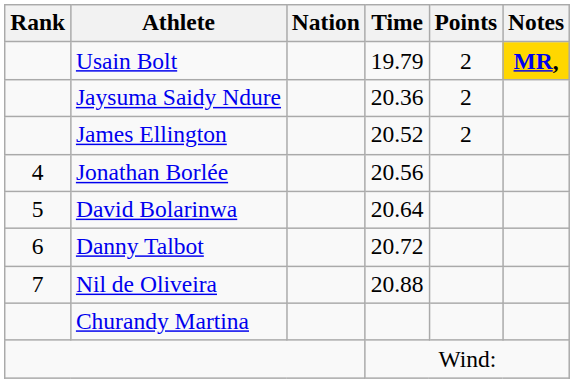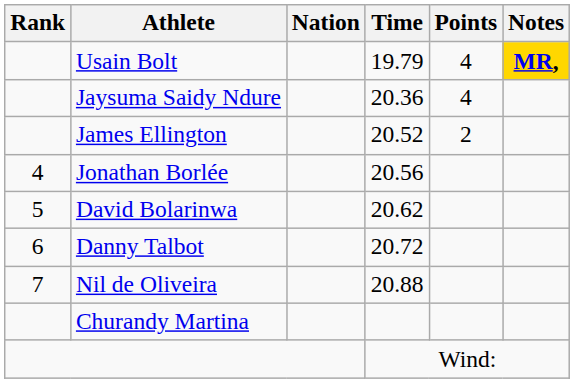(466, 60) 2 -> (466, 60) 4
(466, 97) 2 -> (466, 97) 4
(397, 209) 20.64 -> (397, 209) 20.62
